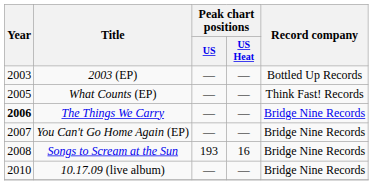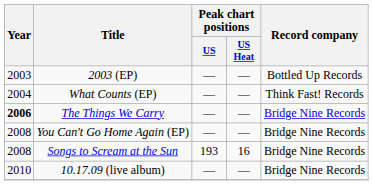(19, 94) 2005 -> (19, 94) 2004
(19, 132) 2007 -> (19, 132) 2008
